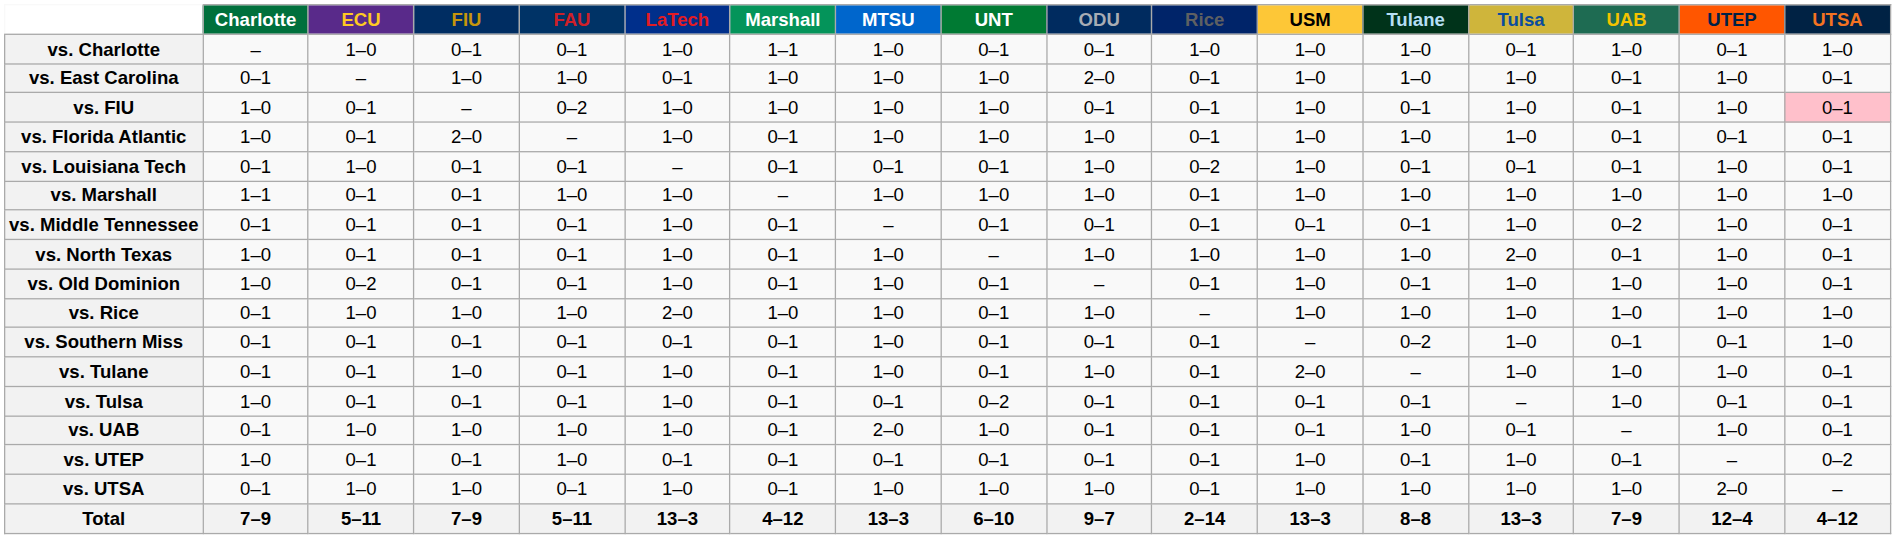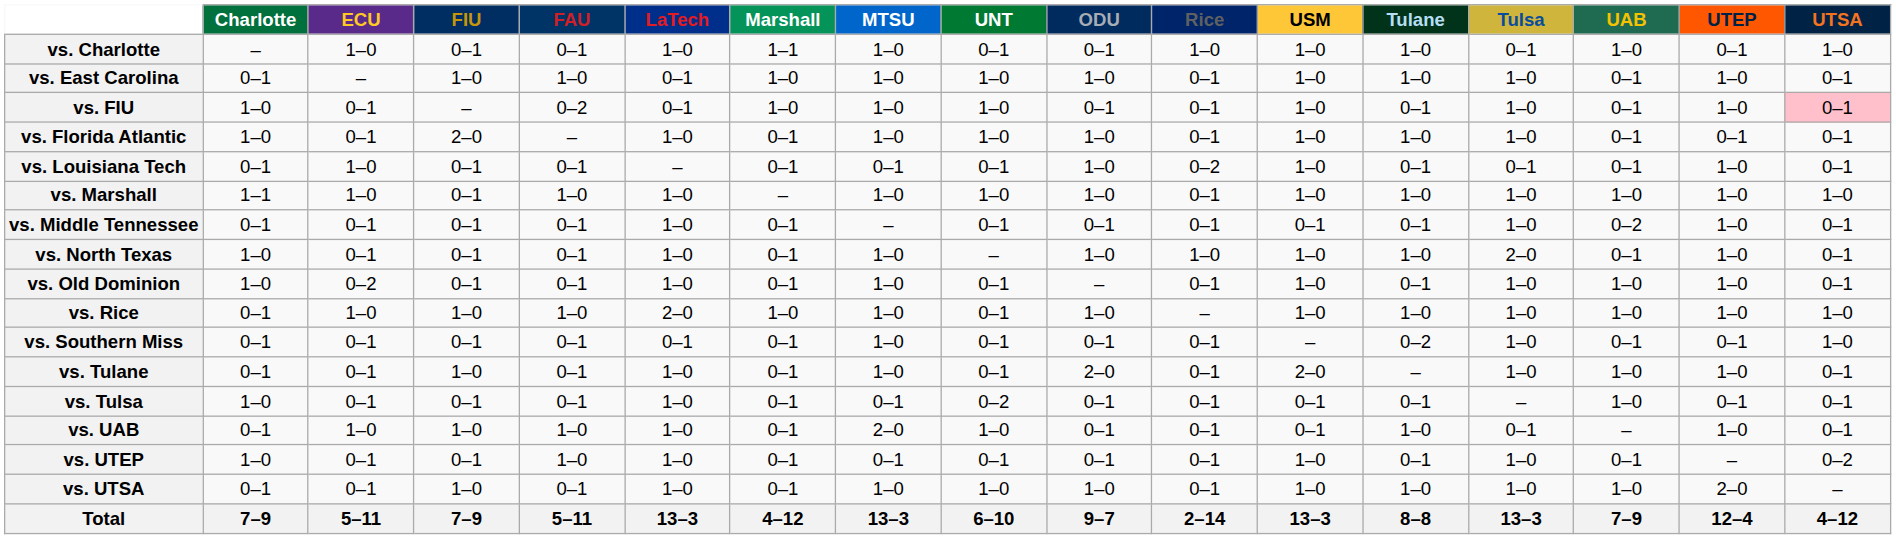(1099, 78) 2–0 -> (1099, 78) 1–0
(677, 108) 1–0 -> (677, 108) 0–1
(361, 196) 0–1 -> (361, 196) 1–0
(1099, 372) 1–0 -> (1099, 372) 2–0
(677, 460) 0–1 -> (677, 460) 1–0
(361, 489) 1–0 -> (361, 489) 0–1
